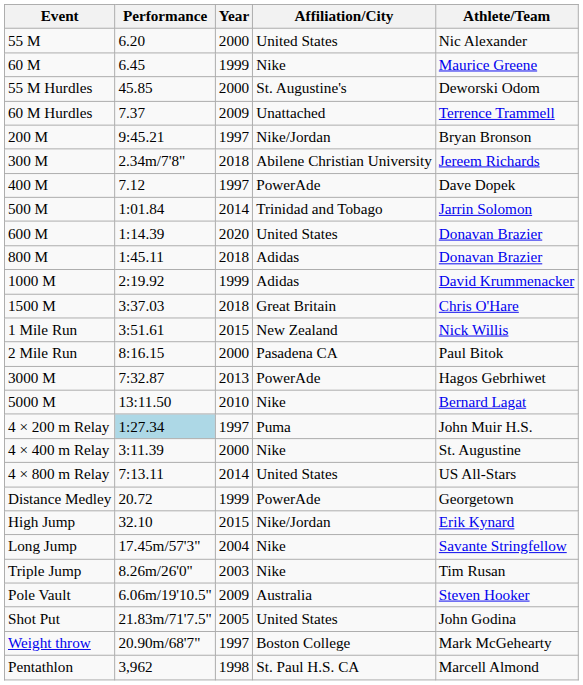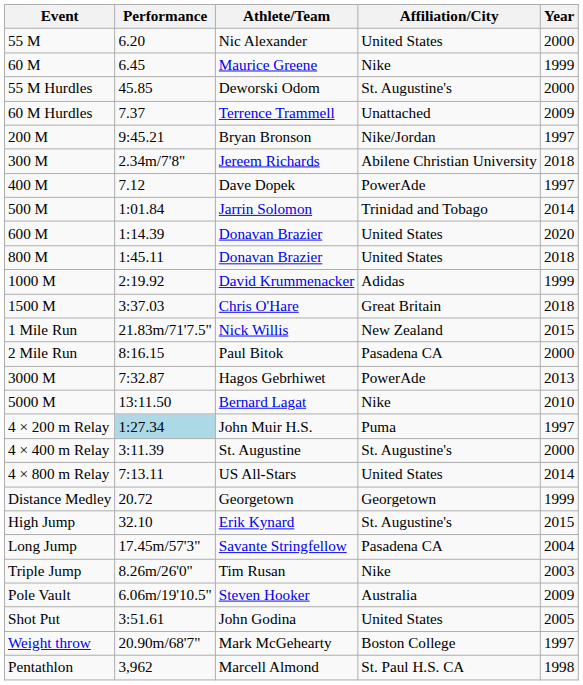columns swapped: (507, 16) <-> (234, 16)
(278, 257) Adidas -> (402, 257) United States
(141, 329) 3:51.61 -> (165, 329) 21.83m/71'7.5"
(271, 450) Nike -> (407, 450) St. Augustine's
(288, 498) PowerAde -> (399, 498) Georgetown
(293, 522) Nike/Jordan -> (407, 522) St. Augustine's
(271, 546) Nike -> (402, 546) Pasadena CA
(165, 619) 21.83m/71'7.5" -> (141, 619) 3:51.61
